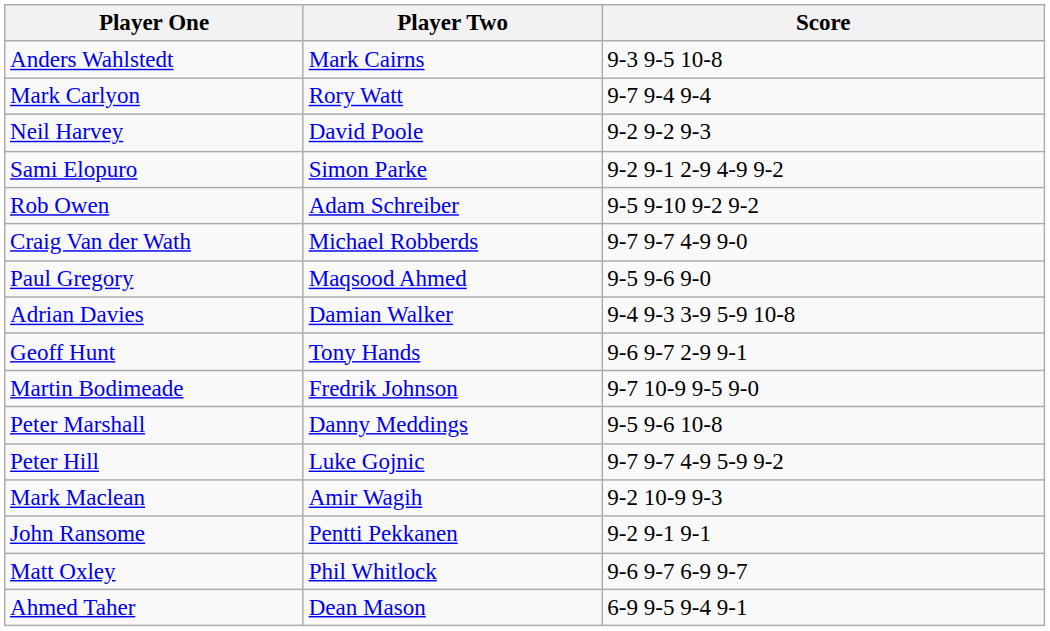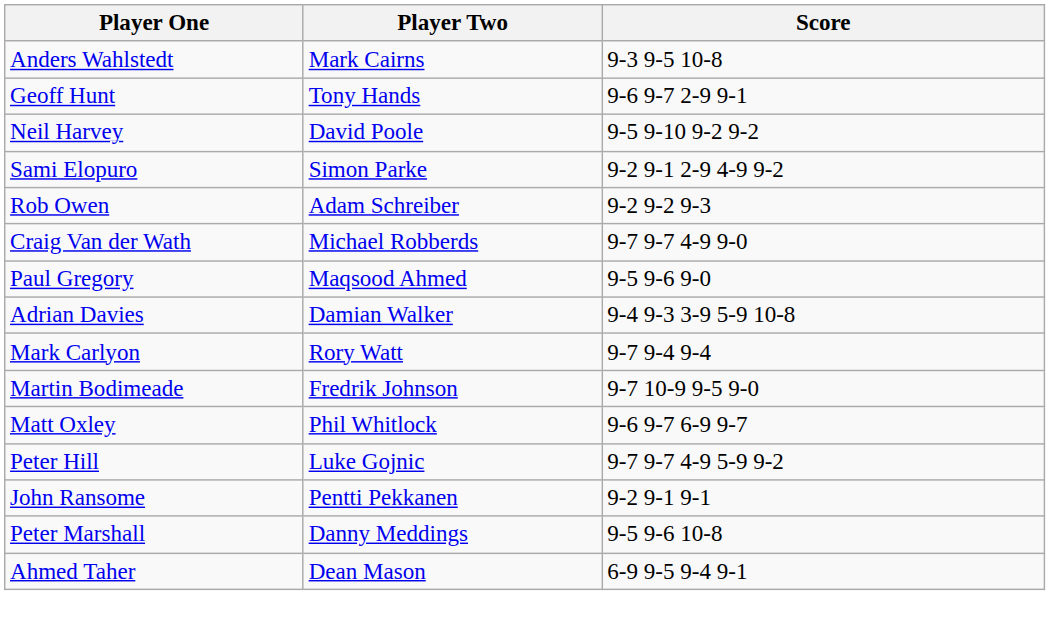rows swapped: (63, 351) <-> (75, 95)
(659, 132) 9-2 9-2 9-3 -> (683, 132) 9-5 9-10 9-2 9-2
(683, 205) 9-5 9-10 9-2 9-2 -> (659, 205) 9-2 9-2 9-3
rows swapped: (78, 424) <-> (63, 570)
- row: (78, 497)
